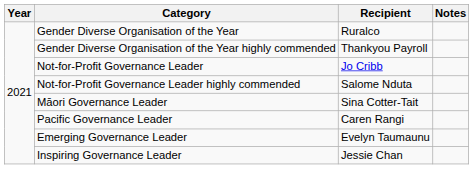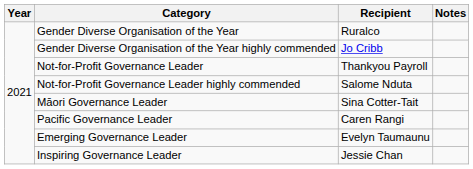(384, 48) Thankyou Payroll -> (362, 48) Jo Cribb
(362, 66) Jo Cribb -> (384, 66) Thankyou Payroll
